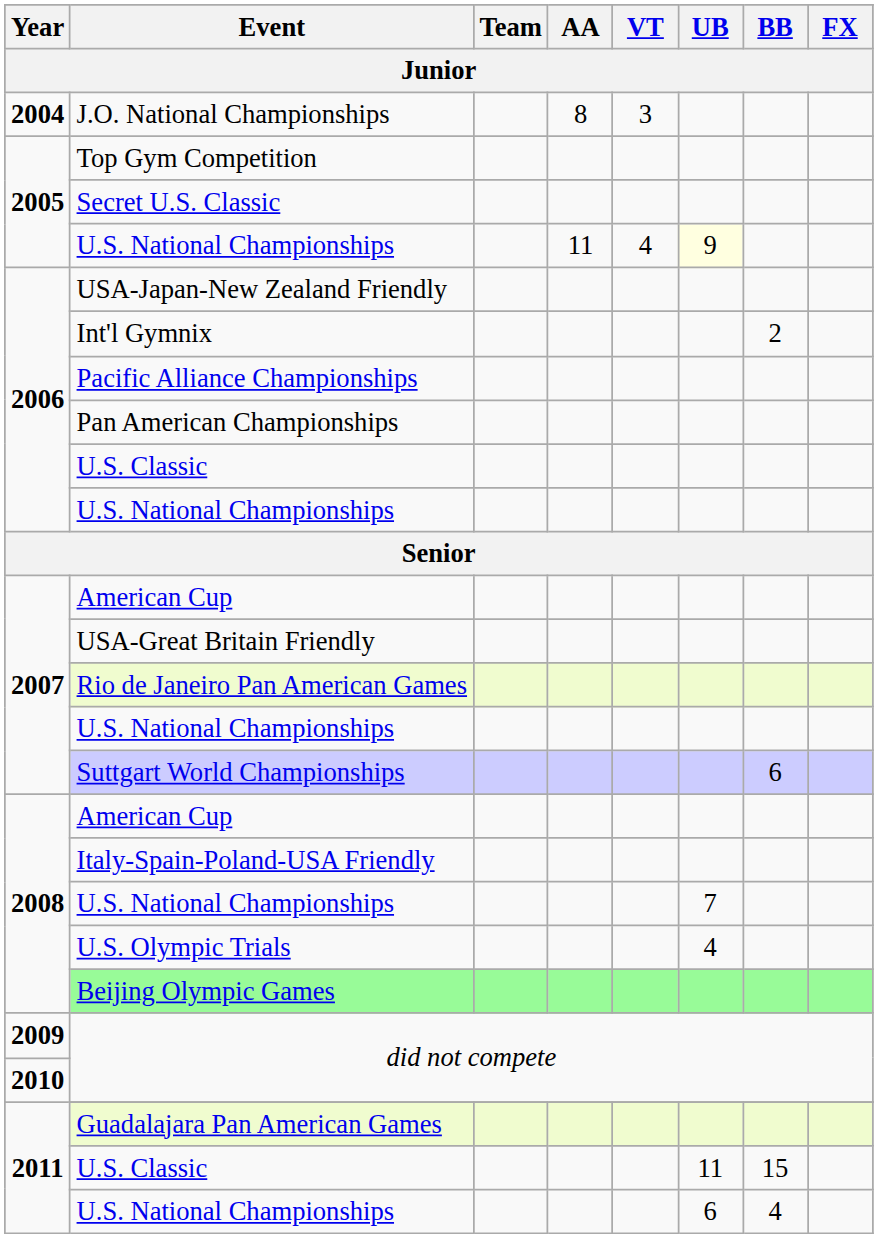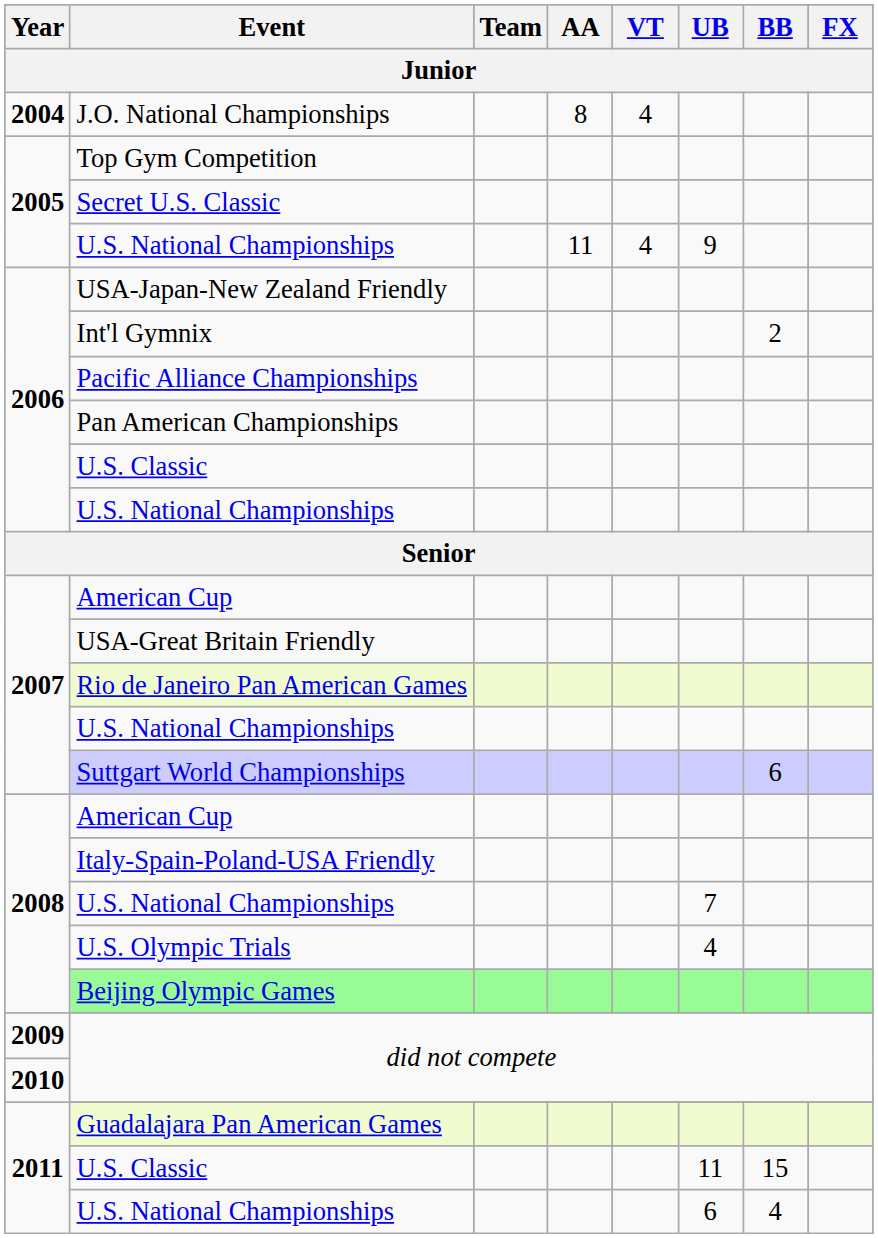(645, 114) 3 -> (645, 114) 4
(710, 245) lightyellow background -> (710, 245) no background
